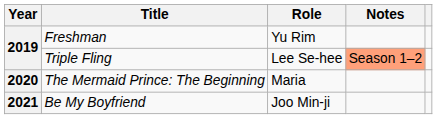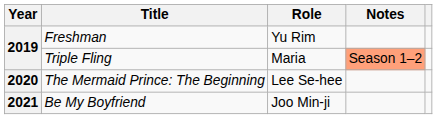(307, 59) Lee Se-hee -> (288, 59) Maria
(288, 80) Maria -> (307, 80) Lee Se-hee
